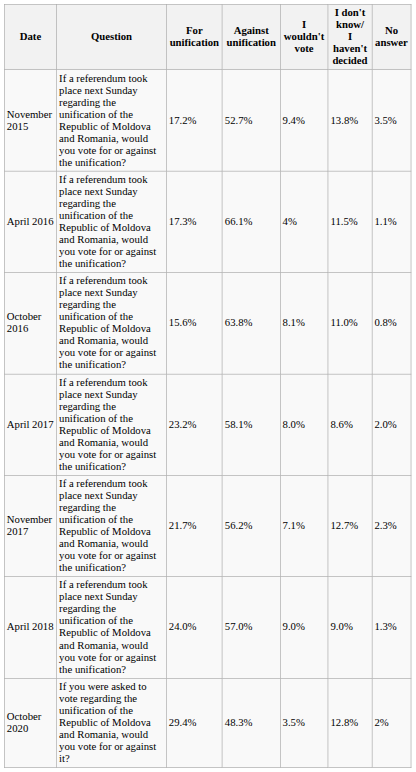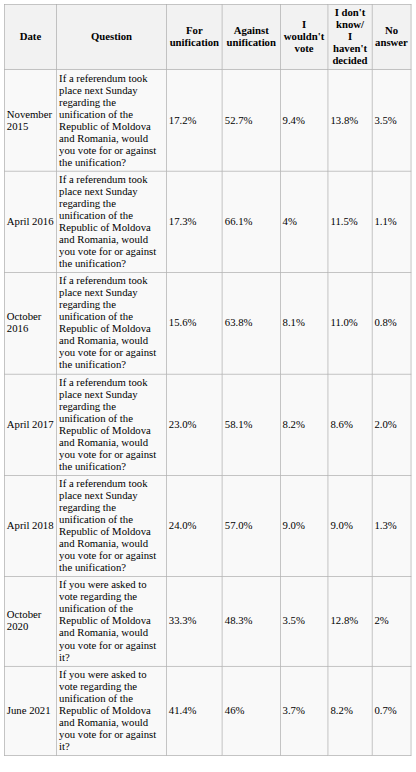(183, 424) 23.2% -> (183, 424) 23.0%
(294, 424) 8.0% -> (294, 424) 8.2%
- row: (29, 526)
(183, 722) 29.4% -> (183, 621) 33.3%
+ row: (29, 710)
